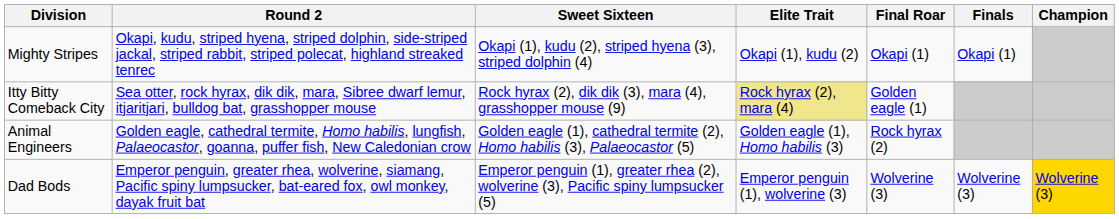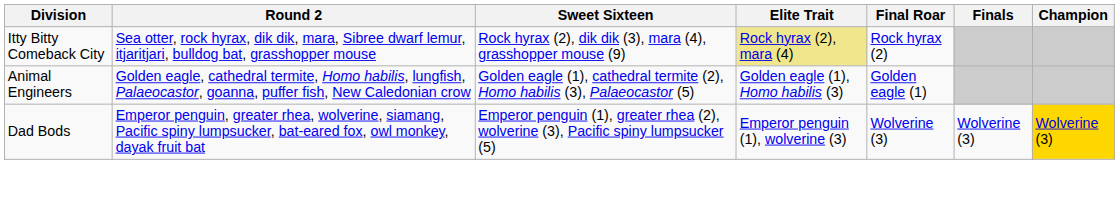- row: (53, 54)
(899, 101) Golden eagle (1) -> (906, 46) Rock hyrax (2)
(906, 139) Rock hyrax (2) -> (899, 84) Golden eagle (1)
